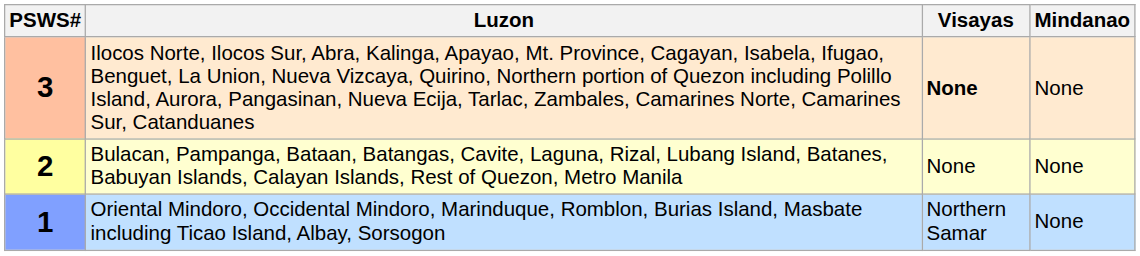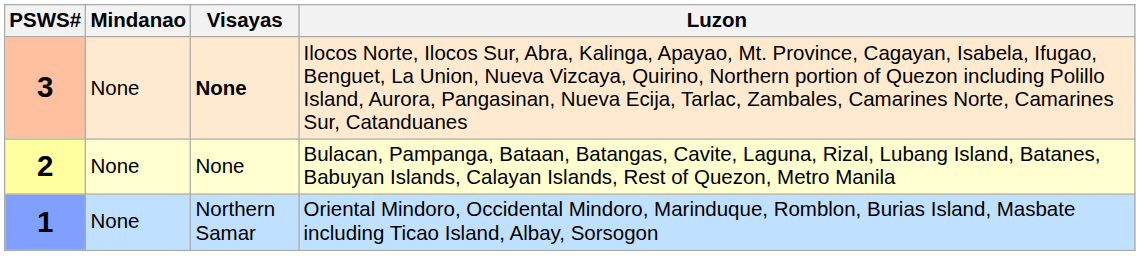columns swapped: (504, 20) <-> (1082, 20)
